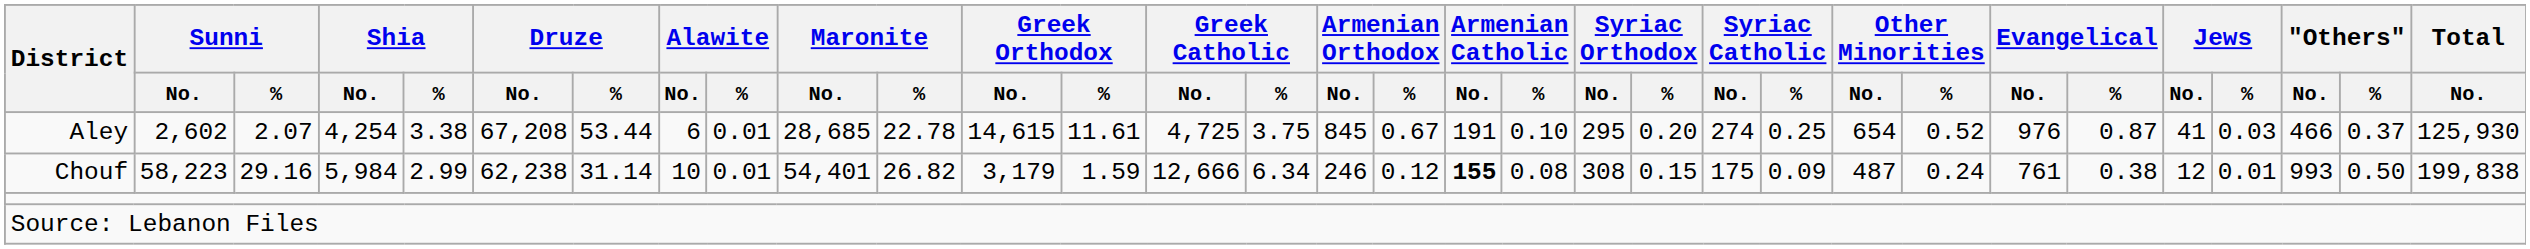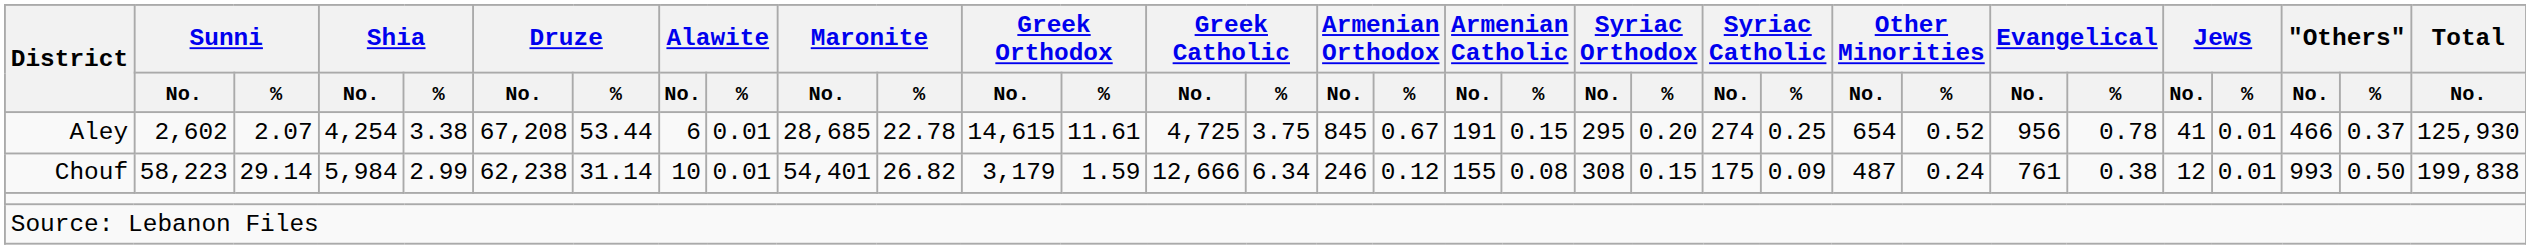(1539, 133) 0.10 -> (1539, 133) 0.15
(2039, 133) 976 -> (2039, 133) 956
(2128, 133) 0.87 -> (2128, 133) 0.78
(2247, 133) 0.03 -> (2247, 133) 0.01
(276, 173) 29.16 -> (276, 173) 29.14
(1474, 173) bold -> (1474, 173) normal
